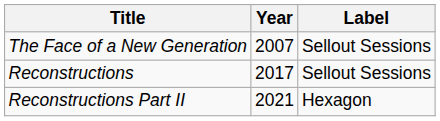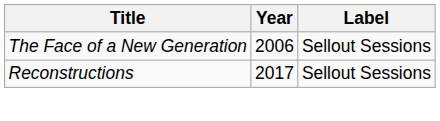(274, 45) 2007 -> (274, 45) 2006
- row: (97, 101)
